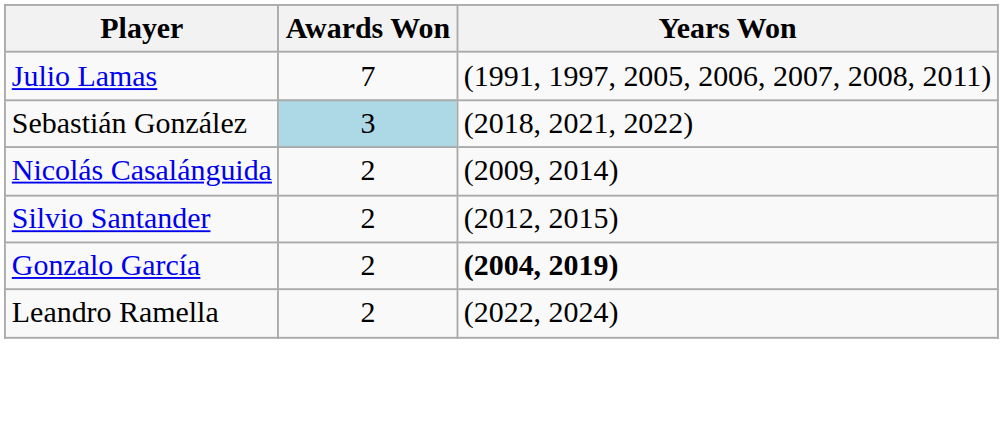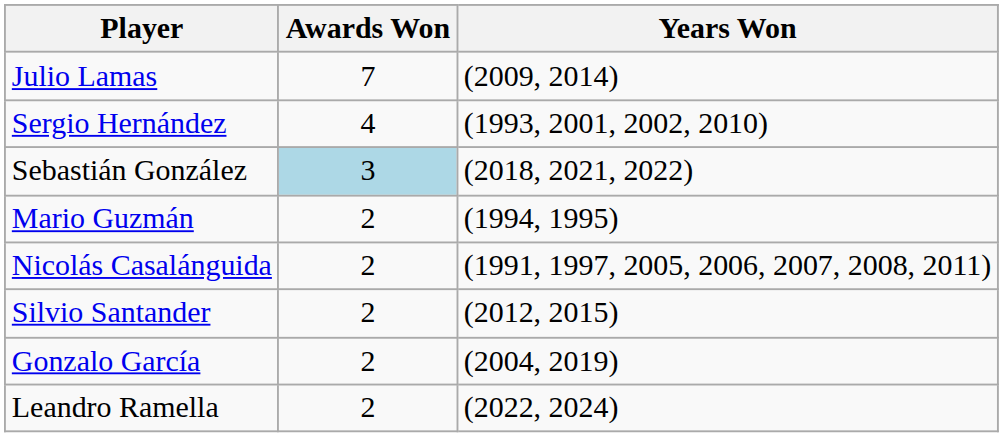(728, 75) (1991, 1997, 2005, 2006, 2007, 2008, 2011) -> (541, 75) (2009, 2014)
+ row: (119, 123)
+ row: (103, 218)
(541, 170) (2009, 2014) -> (728, 265) (1991, 1997, 2005, 2006, 2007, 2008, 2011)
(541, 265) bold -> (541, 360) normal
